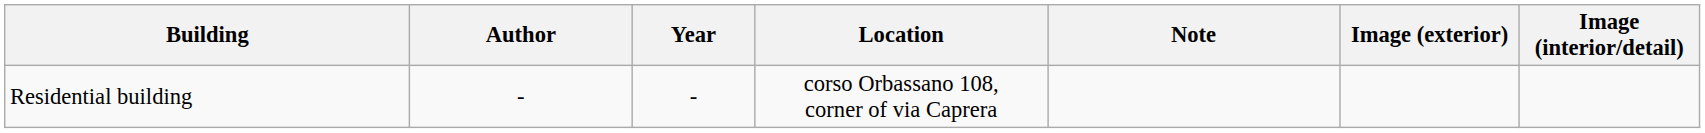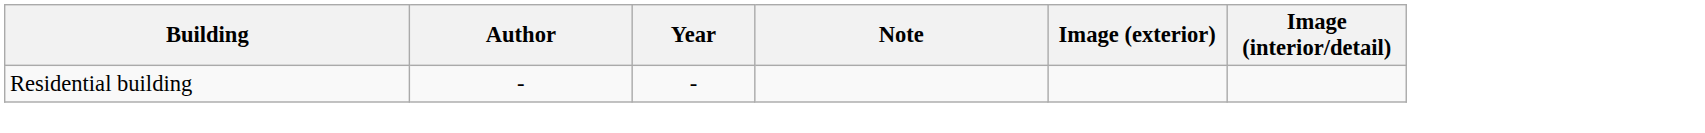- column: (901, 35)
